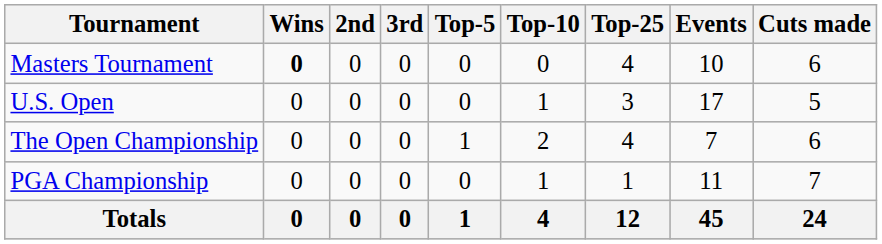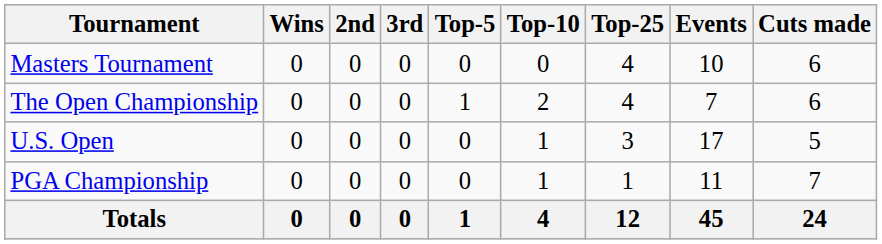(297, 63) bold -> (297, 63) normal
rows swapped: (62, 102) <-> (134, 141)
